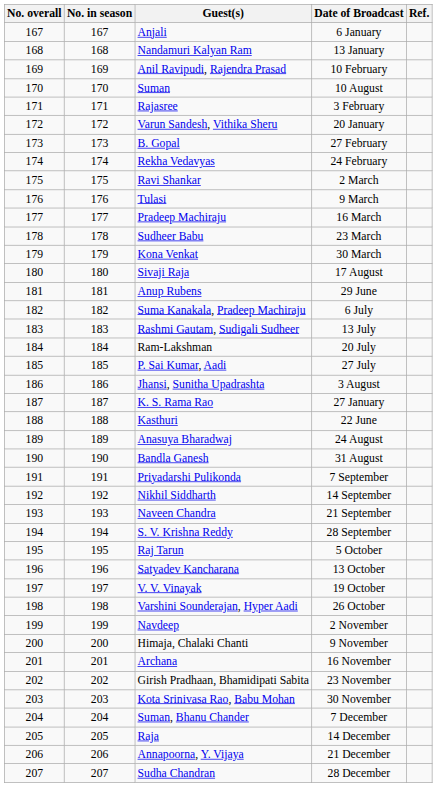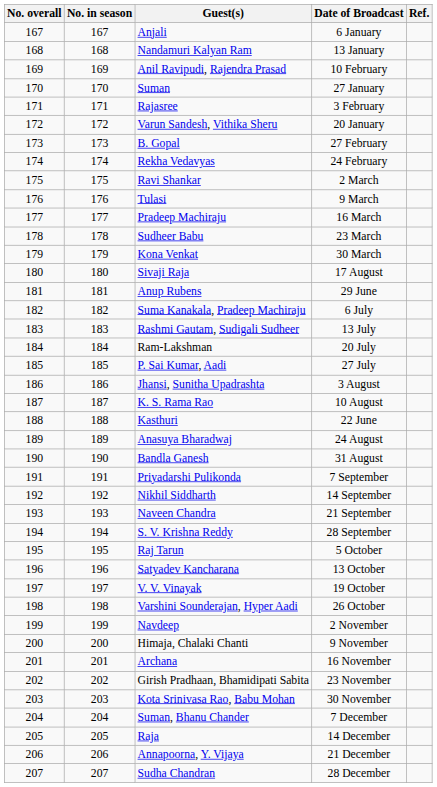(359, 87) 10 August -> (359, 87) 27 January
(359, 402) 27 January -> (359, 402) 10 August
